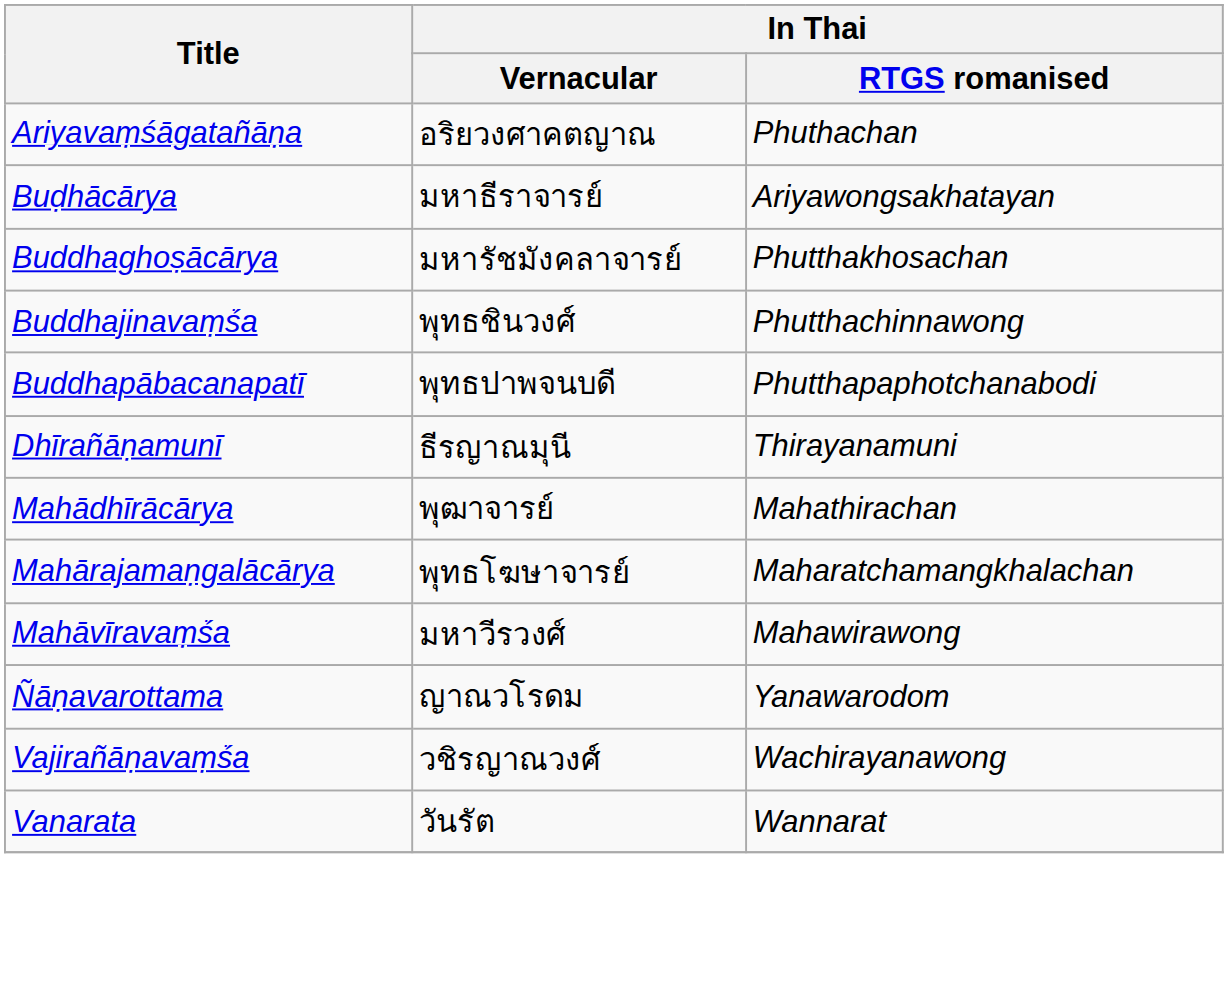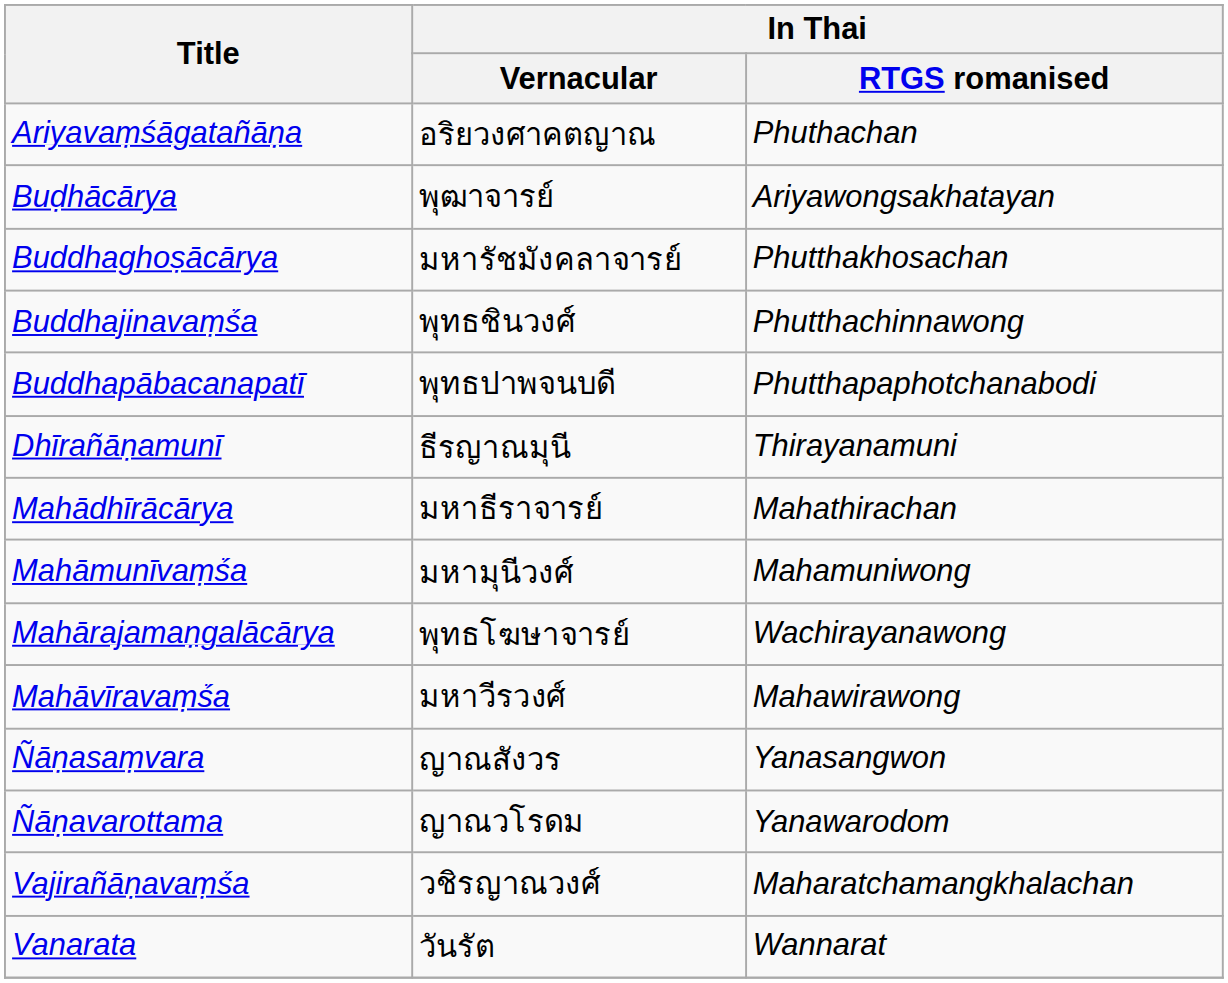(510, 197) มหาธีราจารย์ -> (486, 197) พุฒาจารย์
(486, 509) พุฒาจารย์ -> (510, 509) มหาธีราจารย์
+ row: (130, 571)
(943, 571) Maharatchamangkhalachan -> (879, 633) Wachirayanawong
+ row: (108, 758)
(879, 758) Wachirayanawong -> (943, 883) Maharatchamangkhalachan
